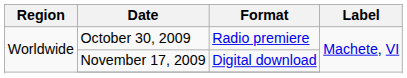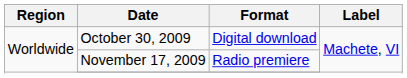(261, 38) Radio premiere -> (264, 38) Digital download
(264, 60) Digital download -> (261, 60) Radio premiere
